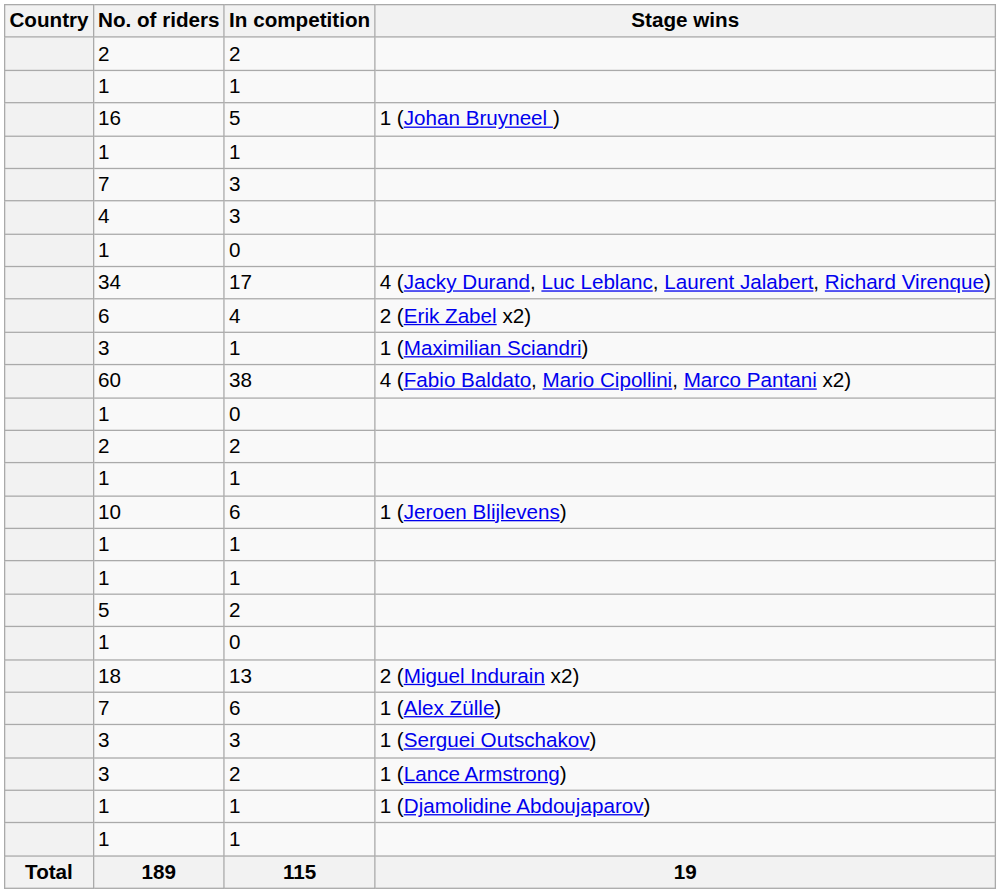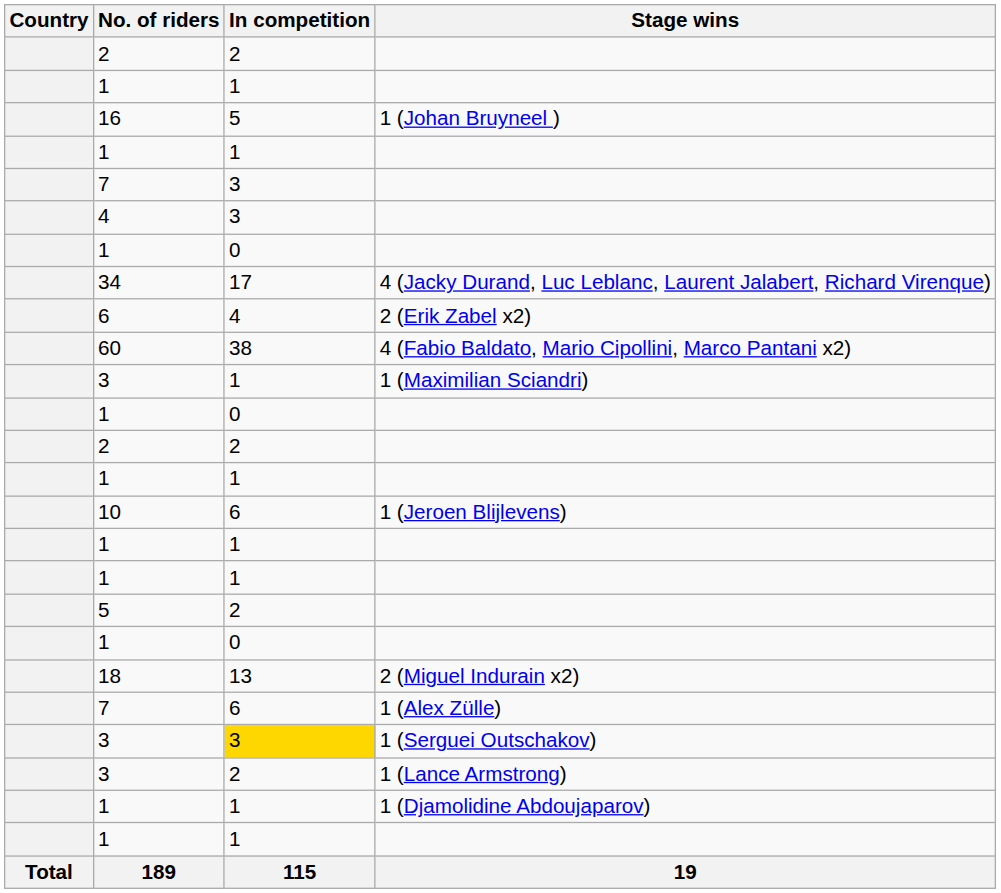rows swapped: (104, 348) <-> (110, 380)
(235, 741) no background -> (235, 741) gold background
